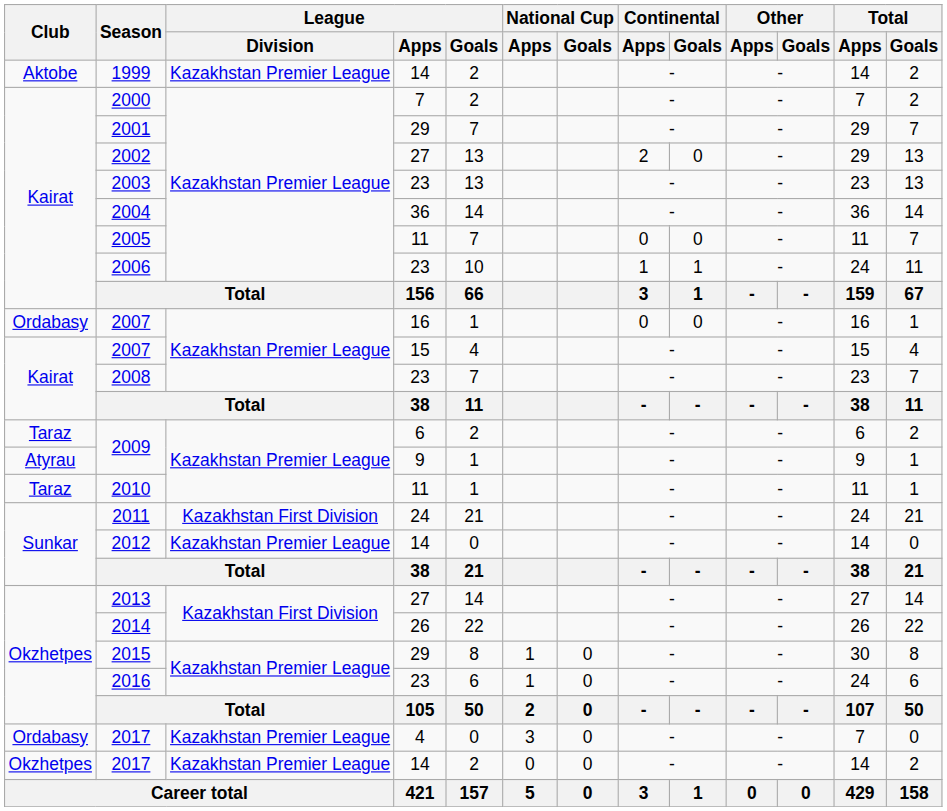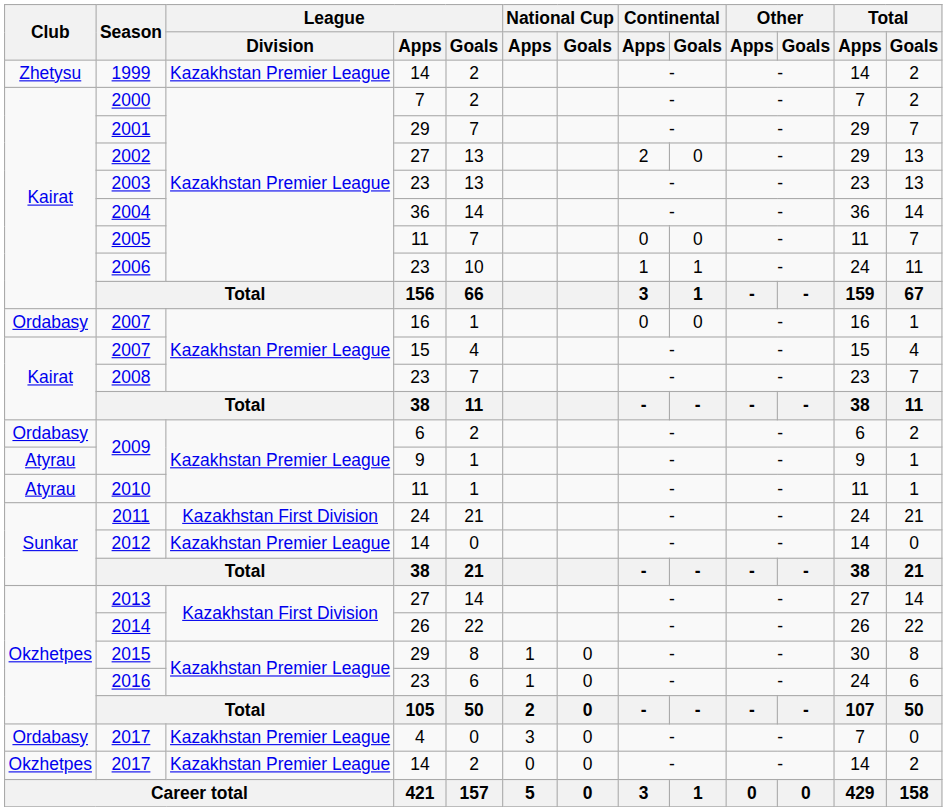(50, 73) Aktobe -> (50, 73) Zhetysu
(50, 433) Taraz -> (50, 433) Ordabasy
(50, 488) Taraz -> (50, 488) Atyrau
